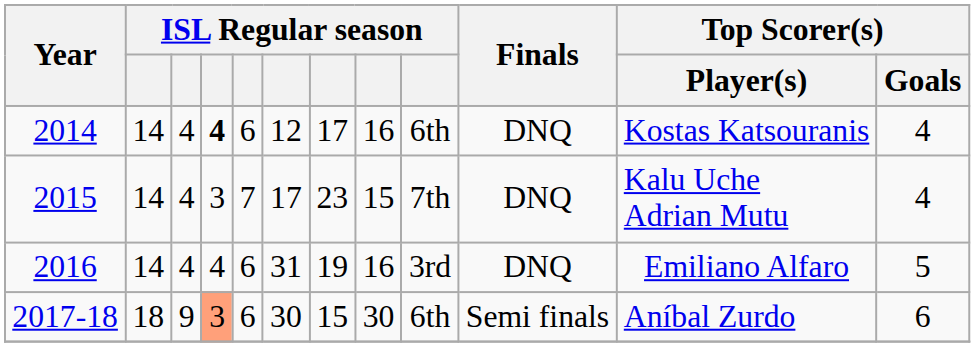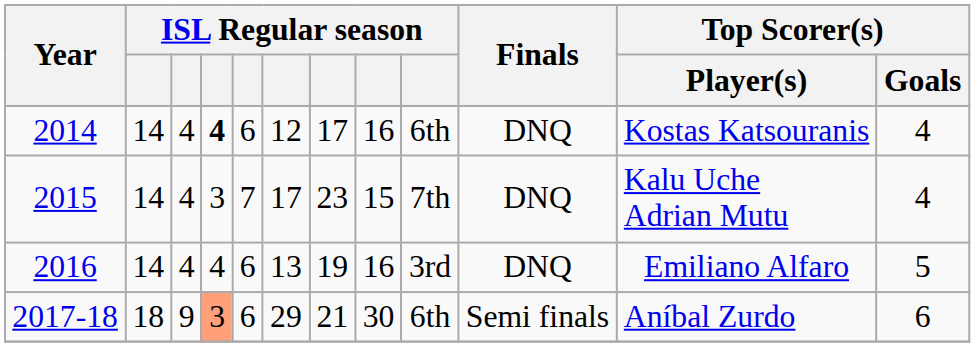(286, 266) 31 -> (286, 266) 13
(286, 316) 30 -> (286, 316) 29
(332, 316) 15 -> (332, 316) 21
